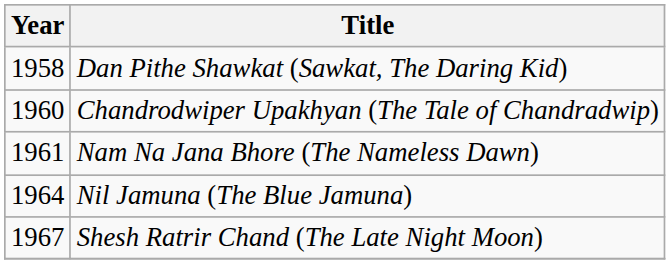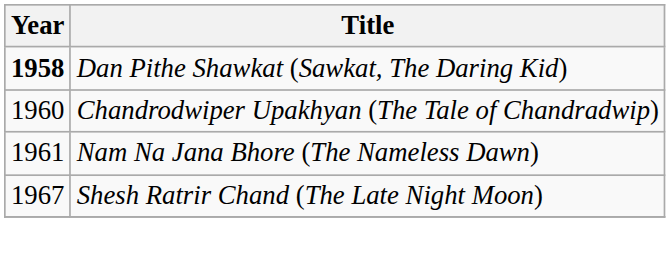(38, 68) normal -> (38, 68) bold
- row: (244, 195)
